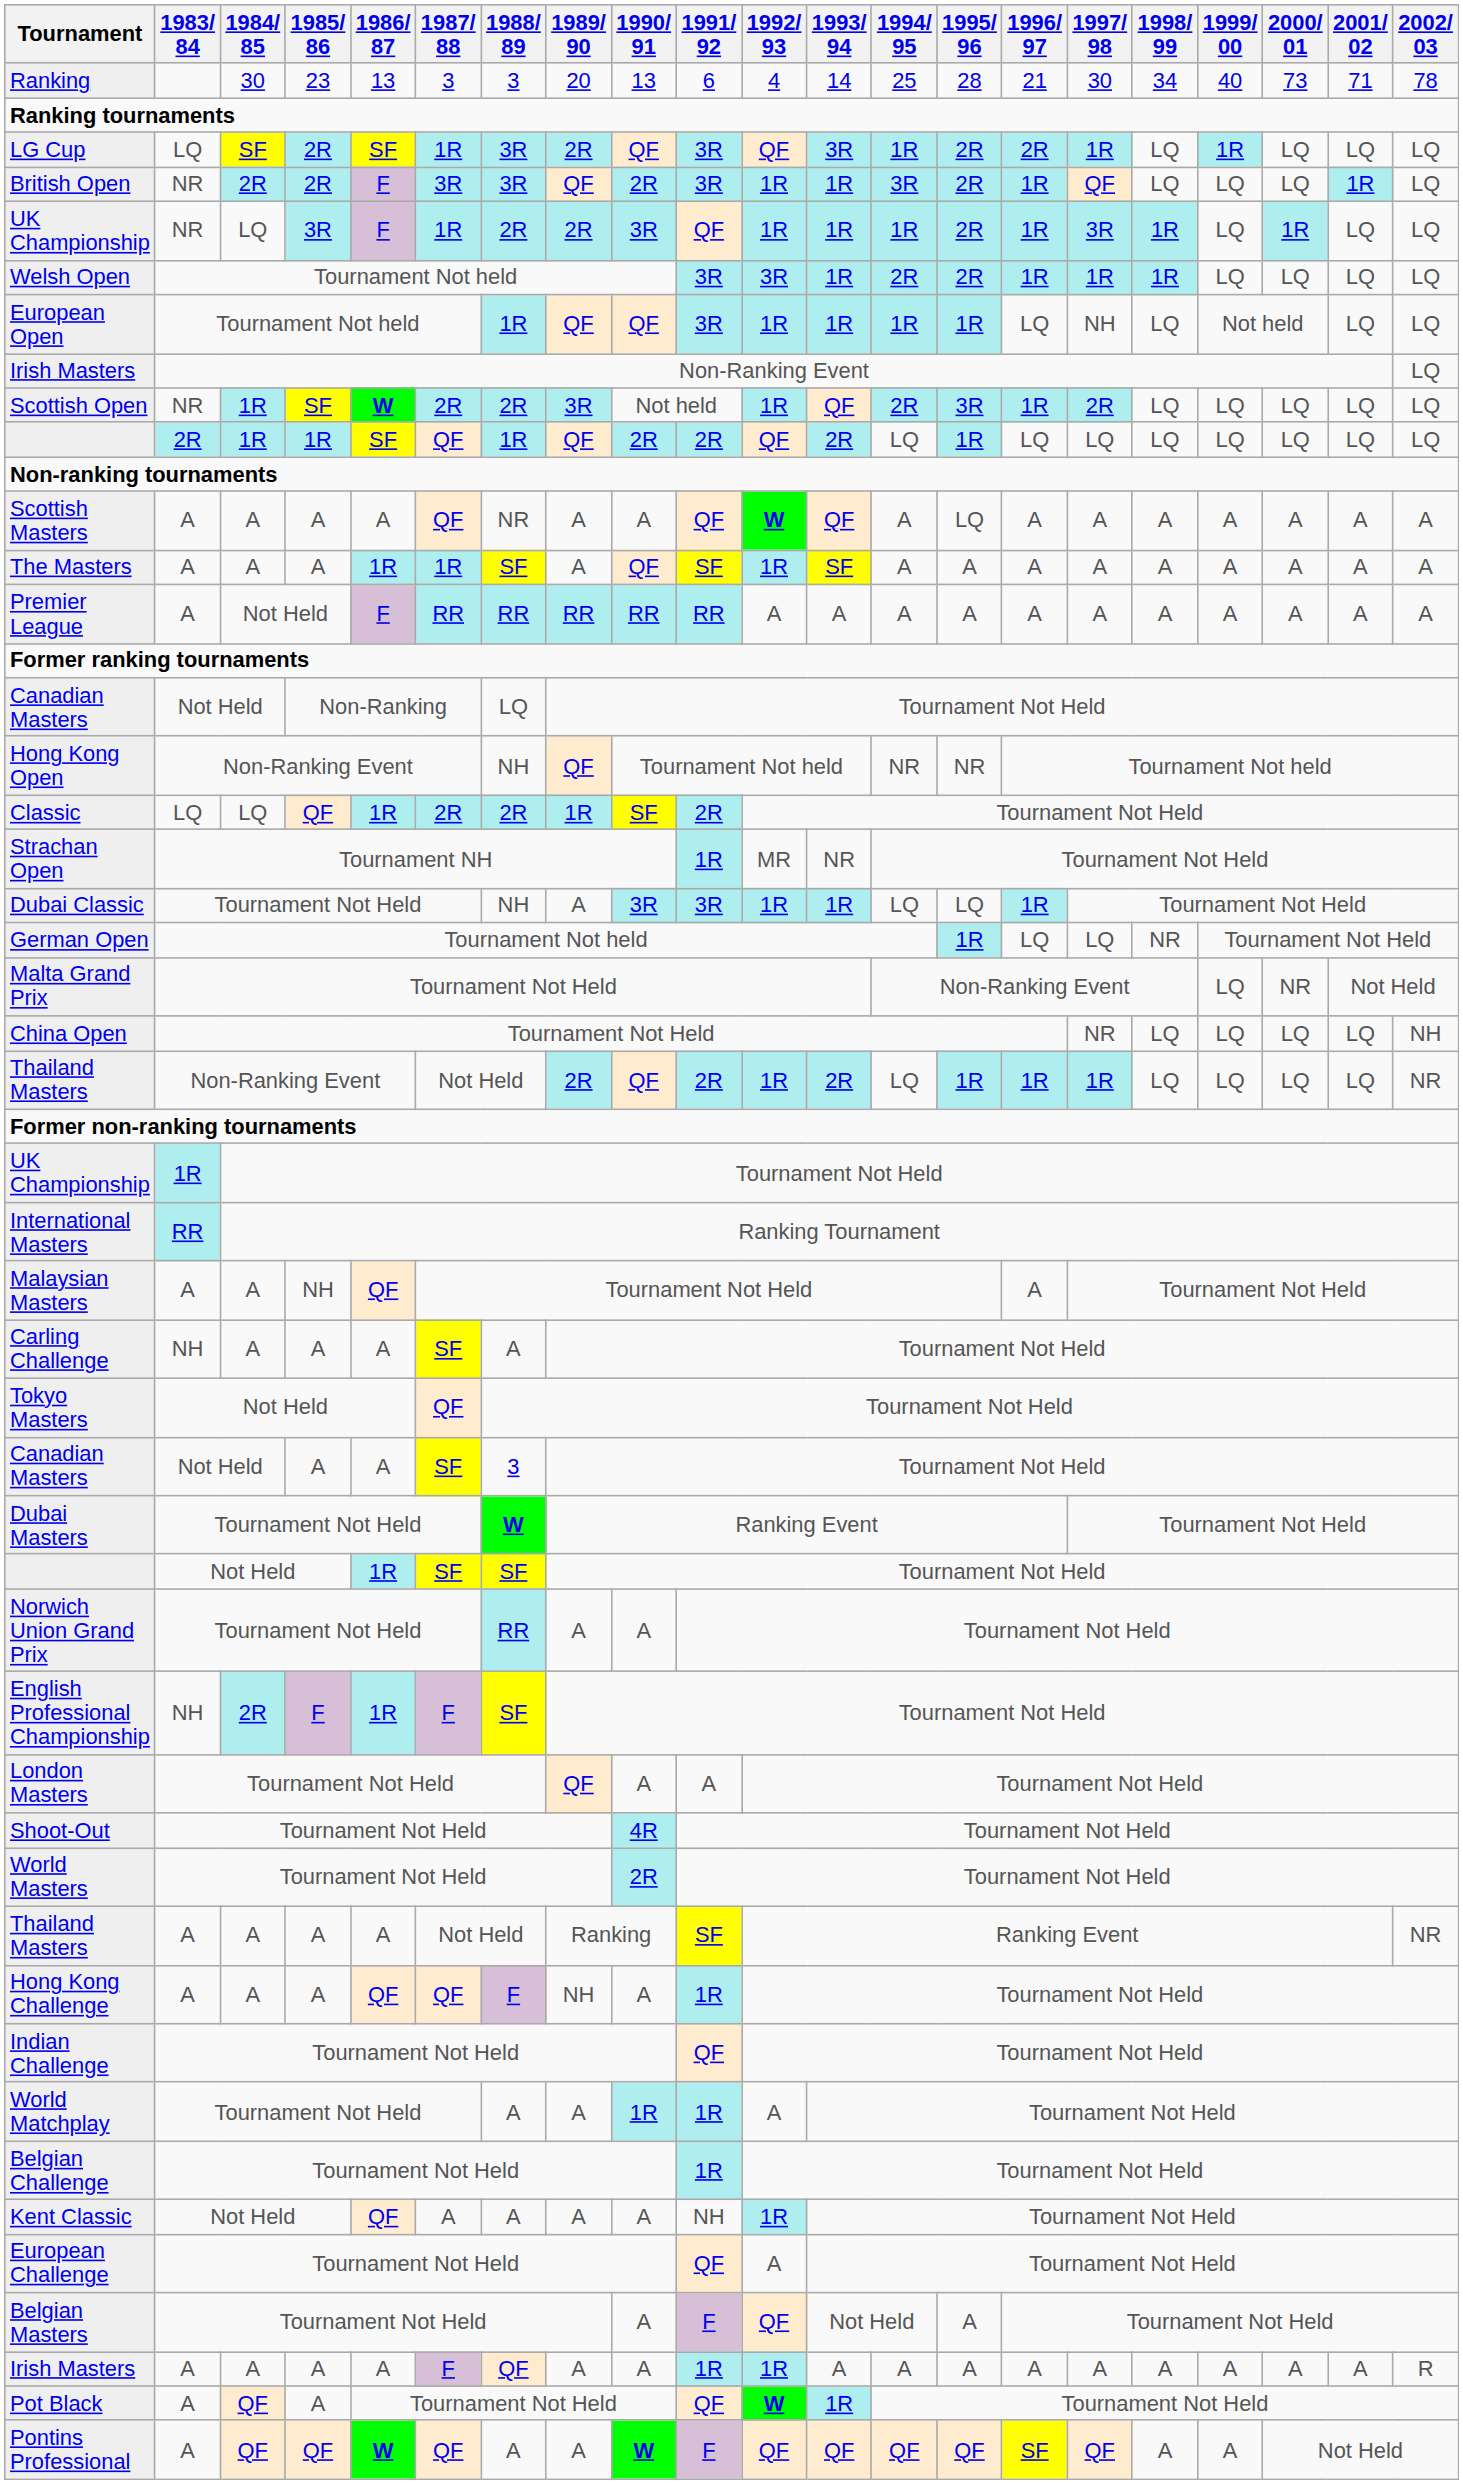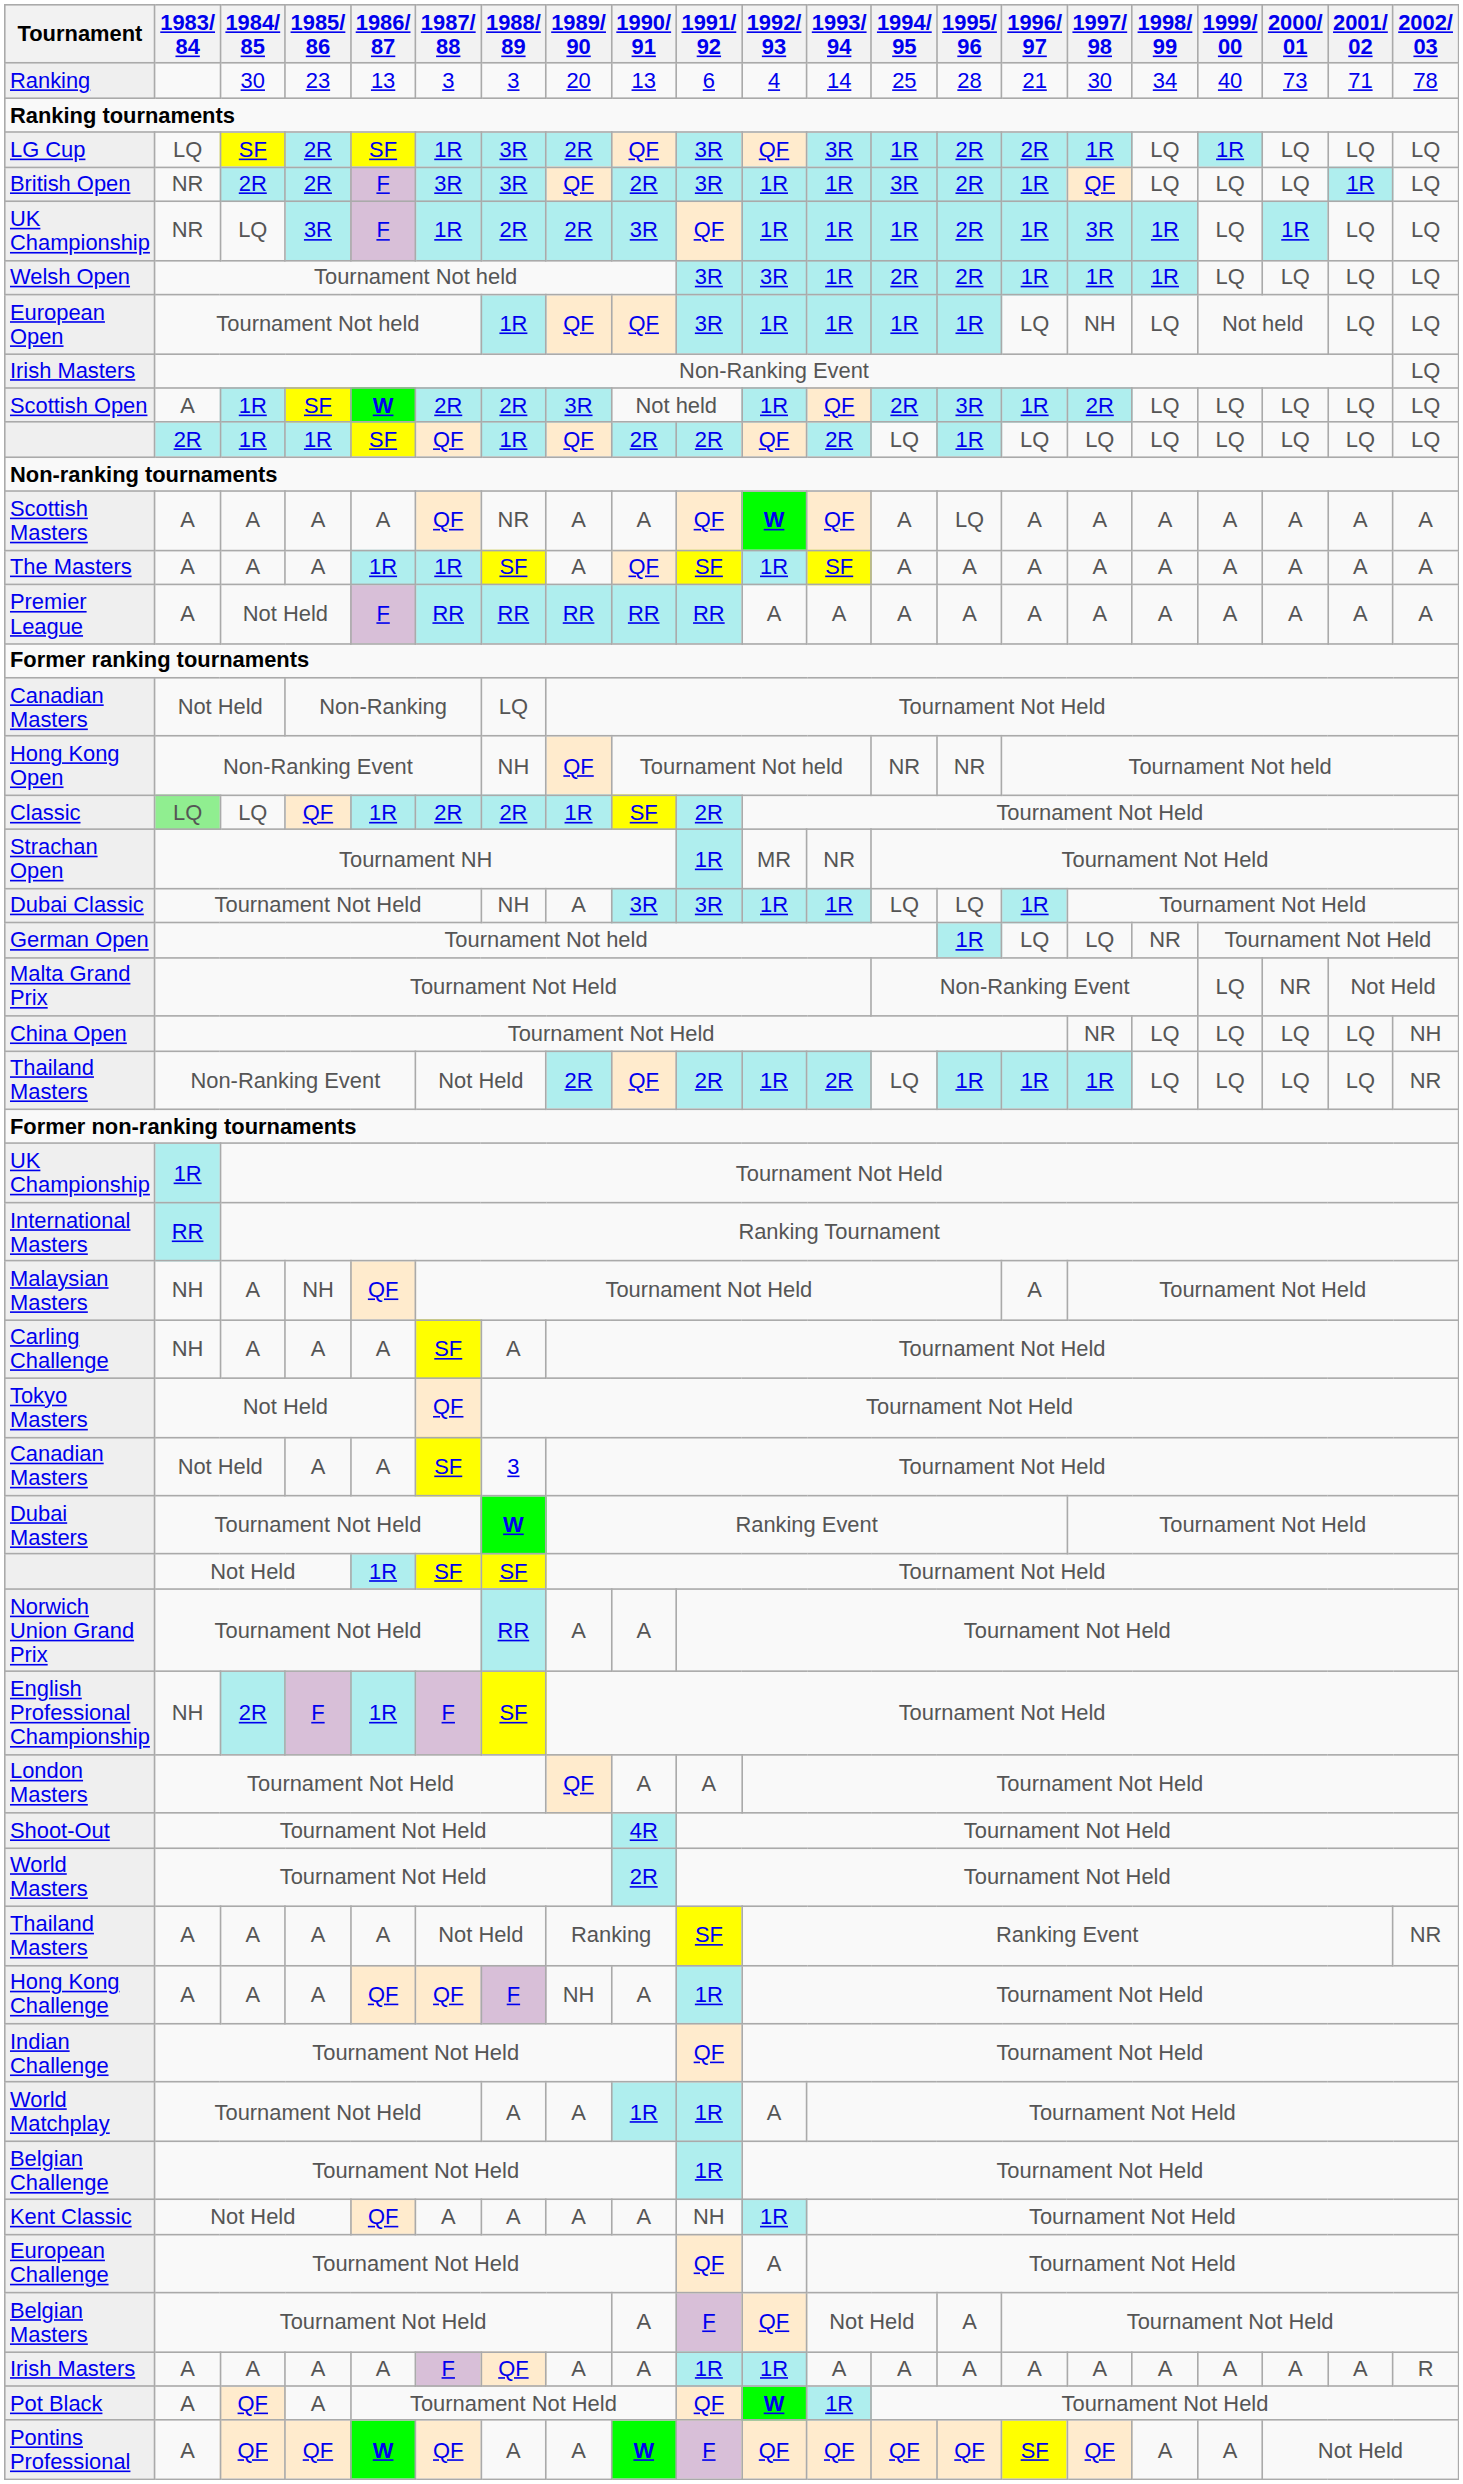(188, 405) NR -> (188, 405) A
(188, 812) no background -> (188, 812) lightgreen background
(188, 1290) A -> (188, 1290) NH
